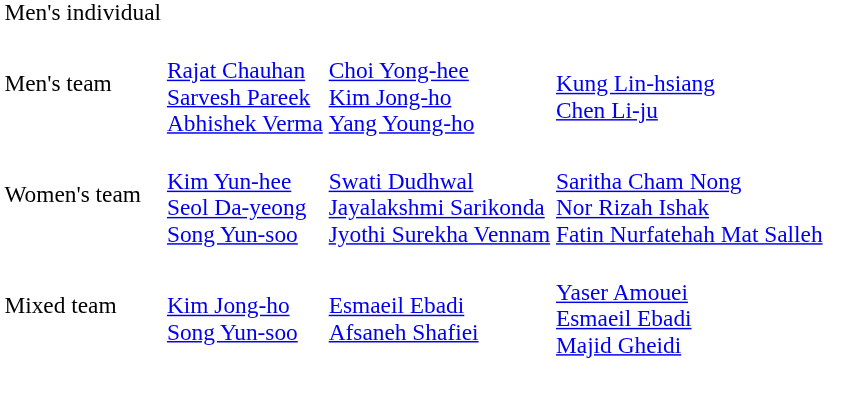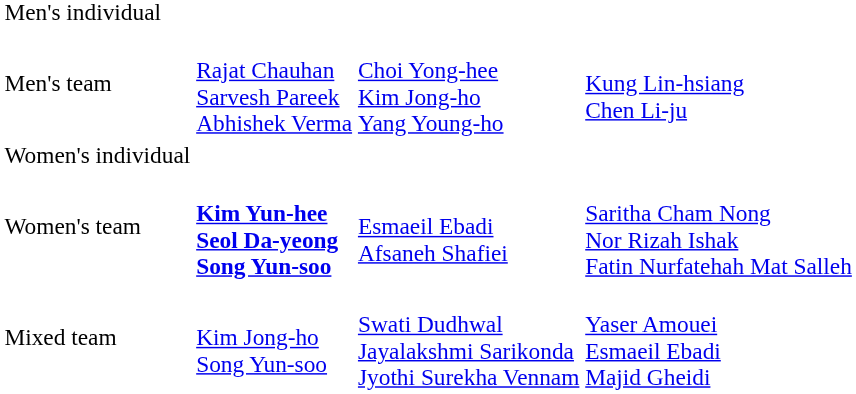+ row: (97, 155)
(237, 207) normal -> (267, 240) bold
(439, 207) Swati Dudhwal Jayalakshmi Sarikonda Jyothi Surekha Vennam -> (433, 240) Esmaeil Ebadi Afsaneh Shafiei
(404, 318) Esmaeil Ebadi Afsaneh Shafiei -> (469, 351) Swati Dudhwal Jayalakshmi Sarikonda Jyothi Surekha Vennam
